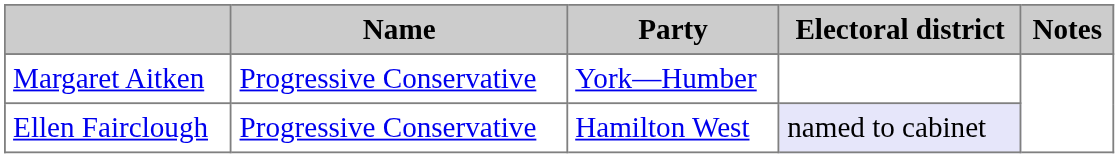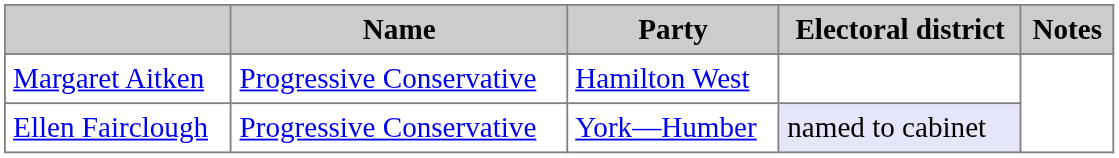(666, 78) York—Humber -> (662, 78) Hamilton West
(662, 127) Hamilton West -> (666, 127) York—Humber
